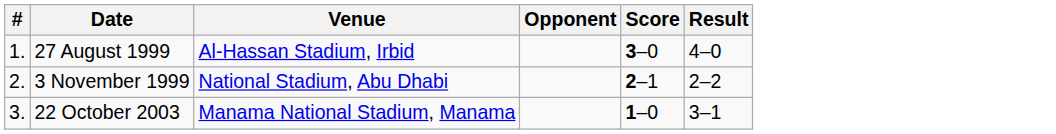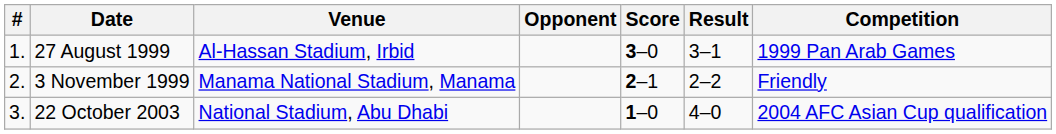+ column: (902, 19)
(705, 50) 4–0 -> (705, 50) 3–1
(323, 81) National Stadium, Abu Dhabi -> (357, 81) Manama National Stadium, Manama
(357, 112) Manama National Stadium, Manama -> (323, 112) National Stadium, Abu Dhabi
(705, 112) 3–1 -> (705, 112) 4–0
